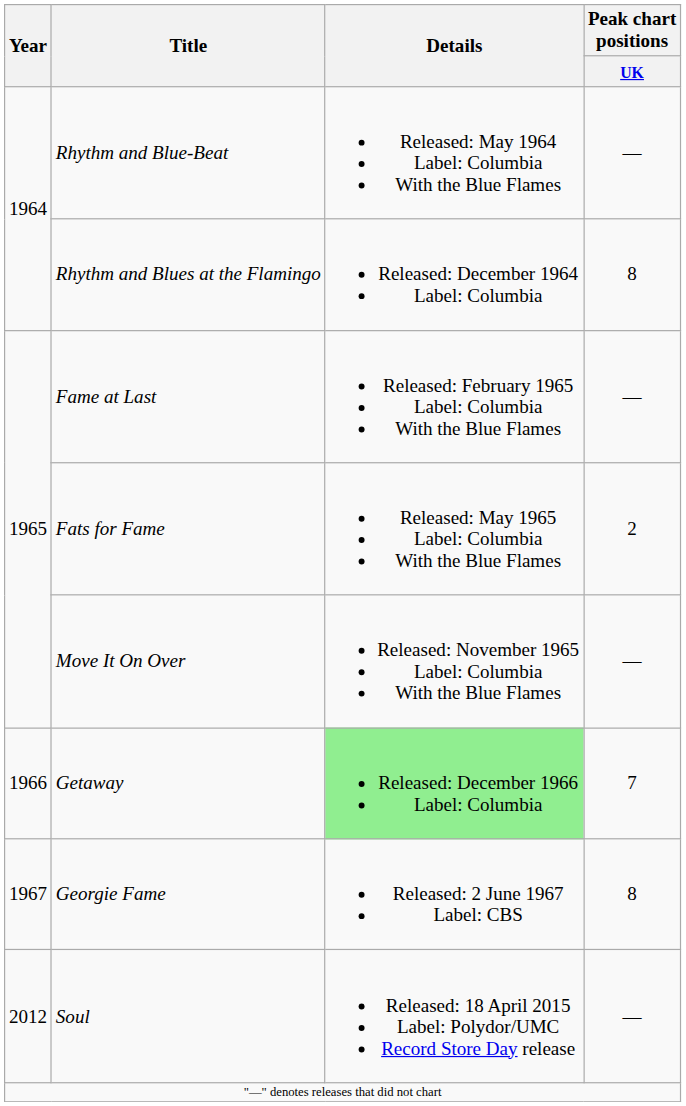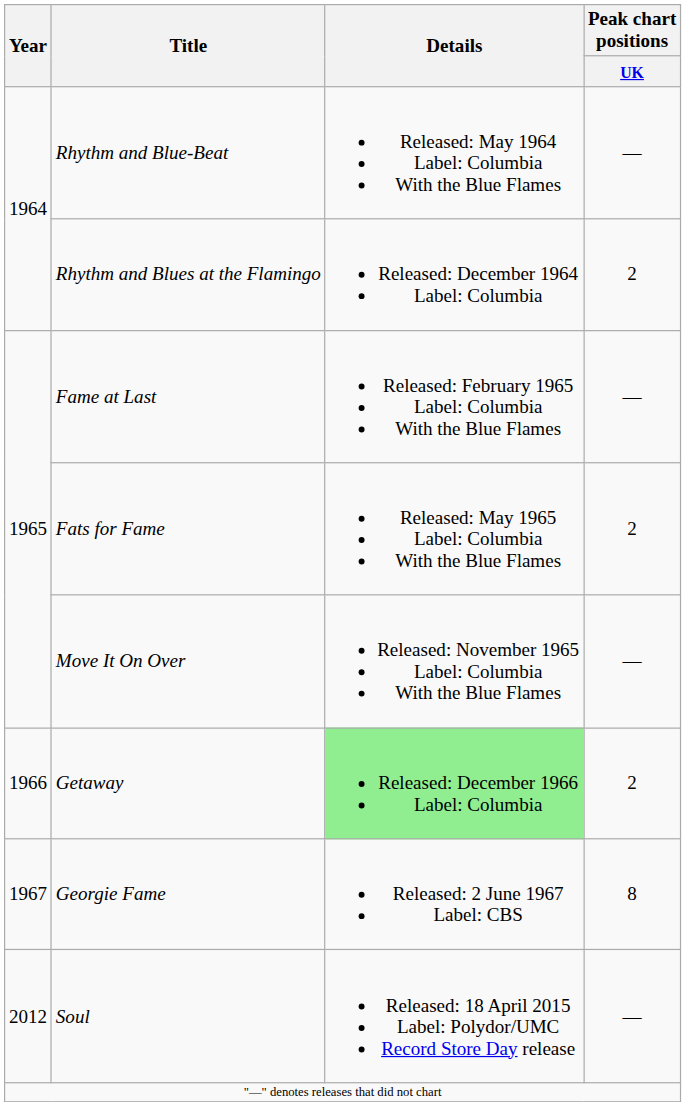(632, 274) 8 -> (632, 274) 2
(632, 783) 7 -> (632, 783) 2
